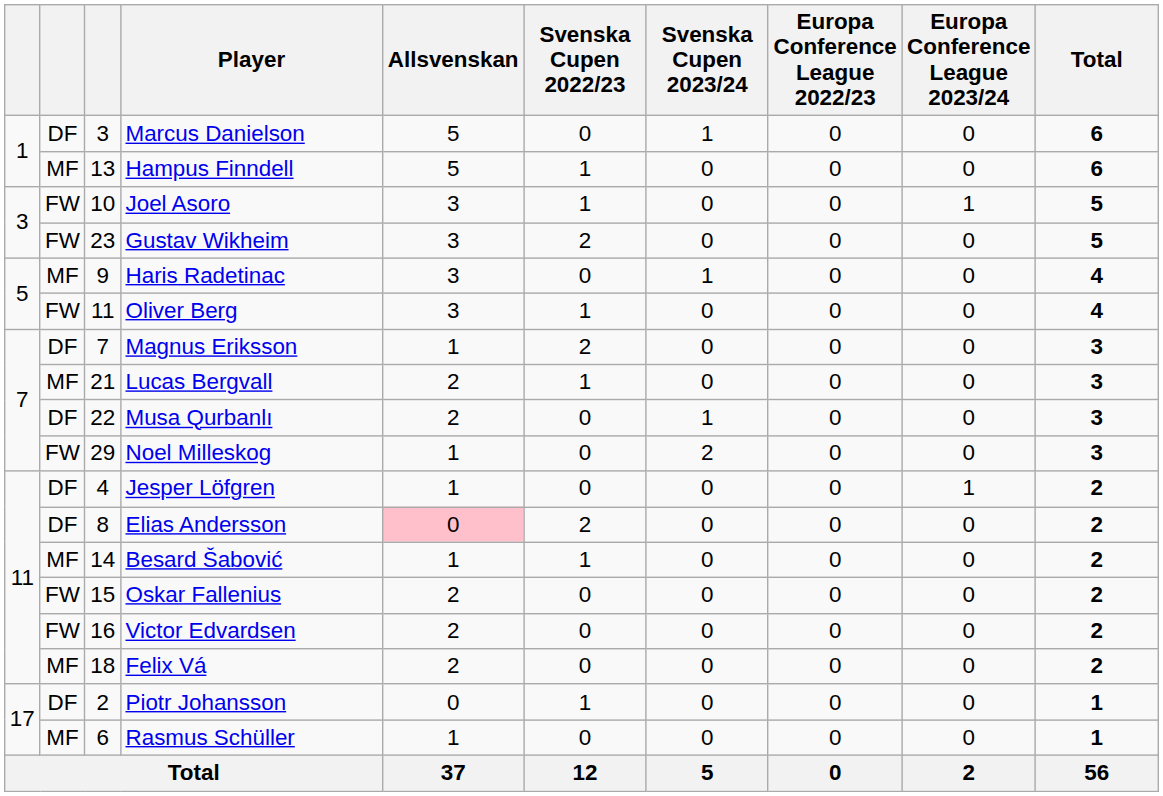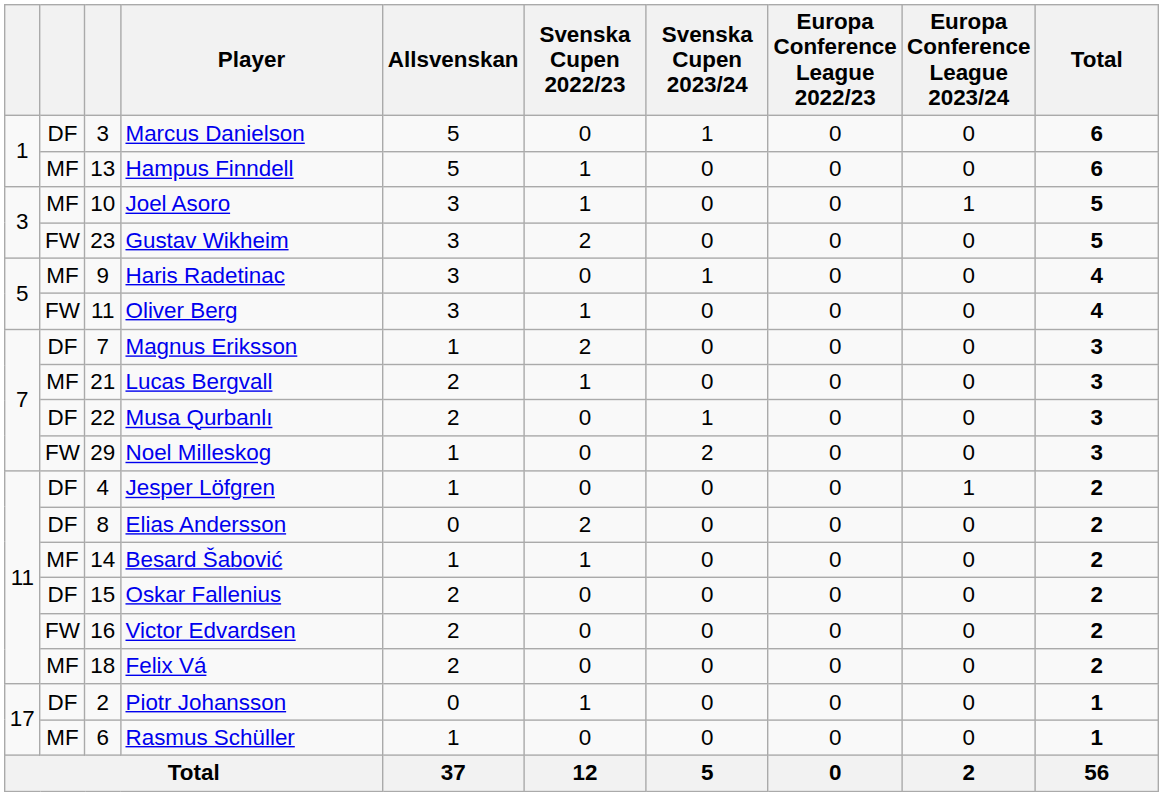(63, 204) FW -> (63, 204) MF
(453, 524) pink background -> (453, 524) no background
(63, 595) FW -> (63, 595) DF
